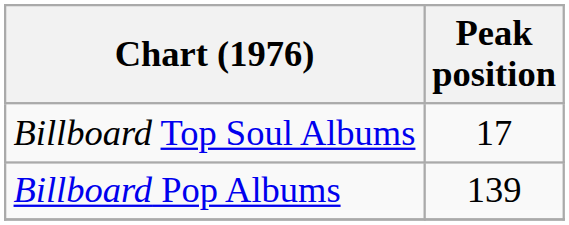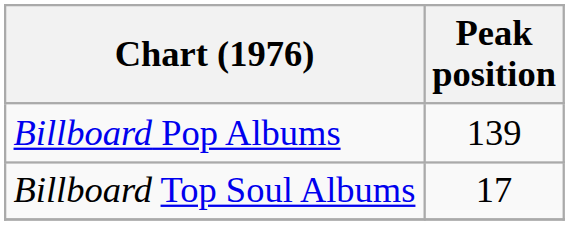rows swapped: (177, 190) <-> (214, 132)
